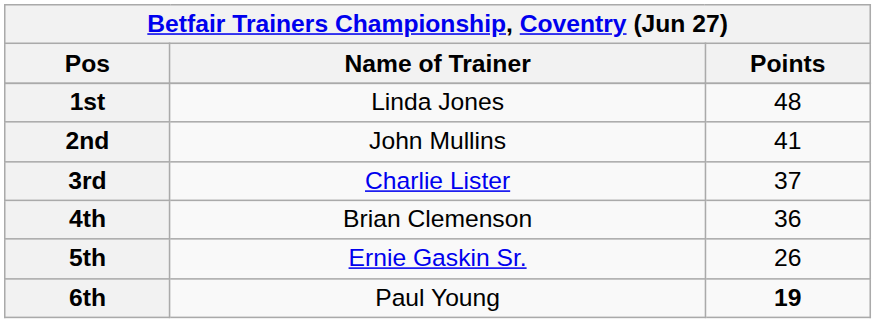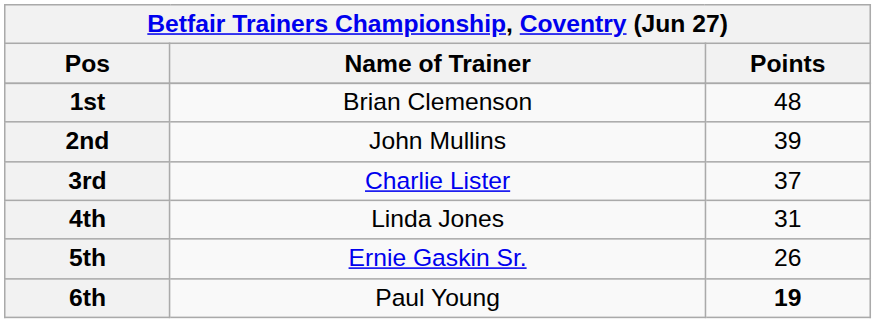(438, 102) Linda Jones -> (438, 102) Brian Clemenson
(788, 141) 41 -> (788, 141) 39
(438, 219) Brian Clemenson -> (438, 219) Linda Jones
(788, 219) 36 -> (788, 219) 31
